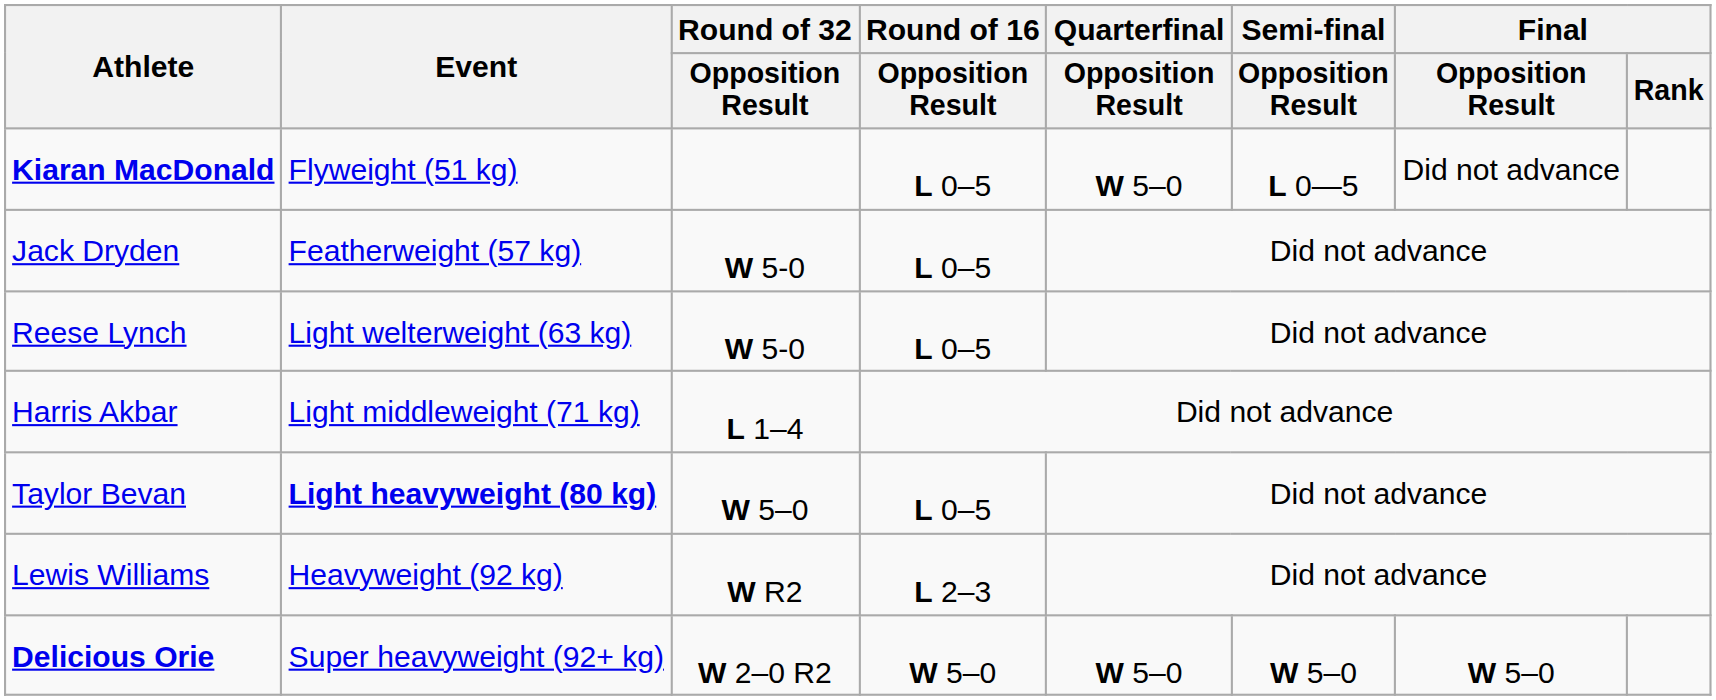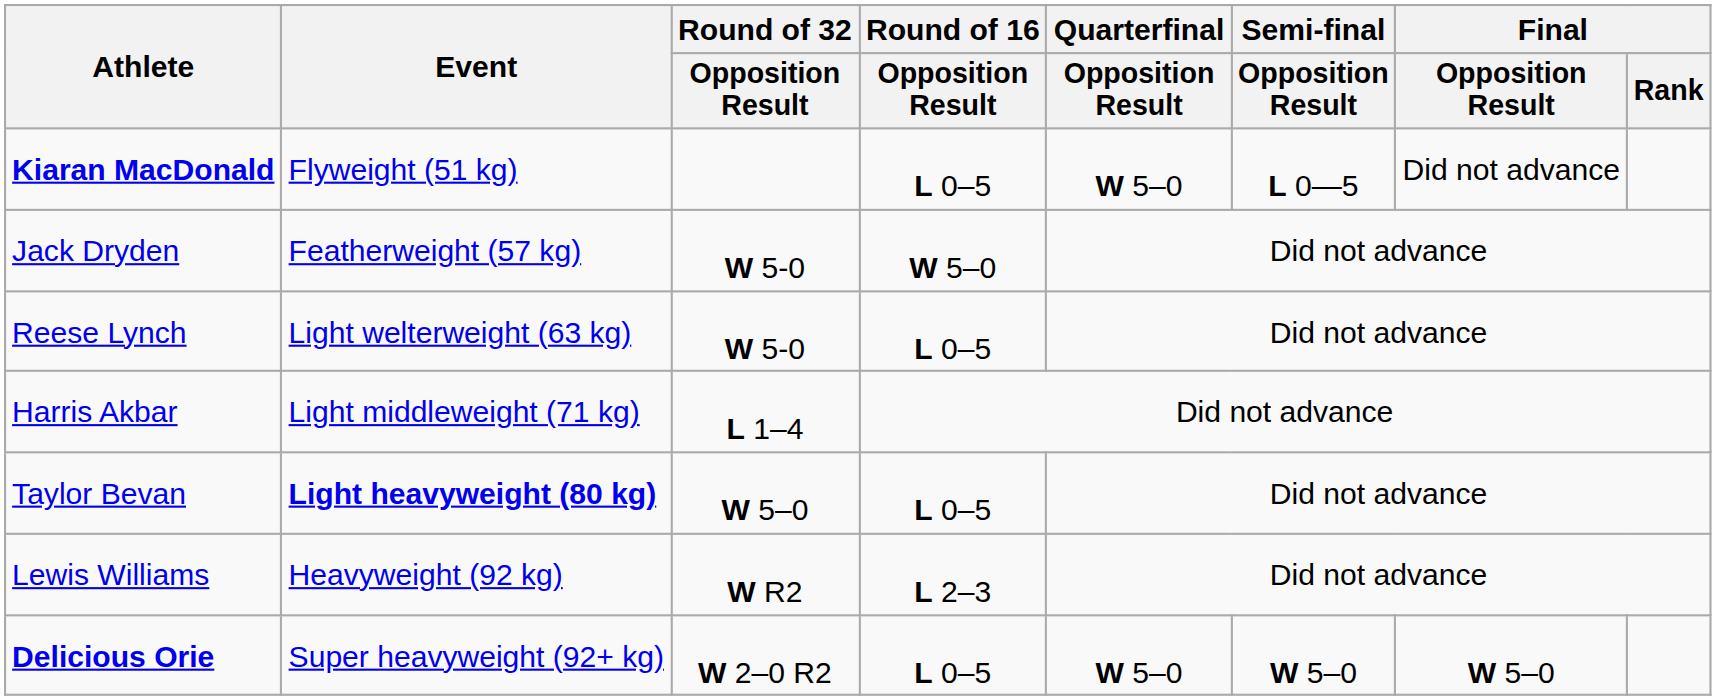(953, 267) L 0–5 -> (953, 267) W 5–0
(953, 672) W 5–0 -> (953, 672) L 0–5
